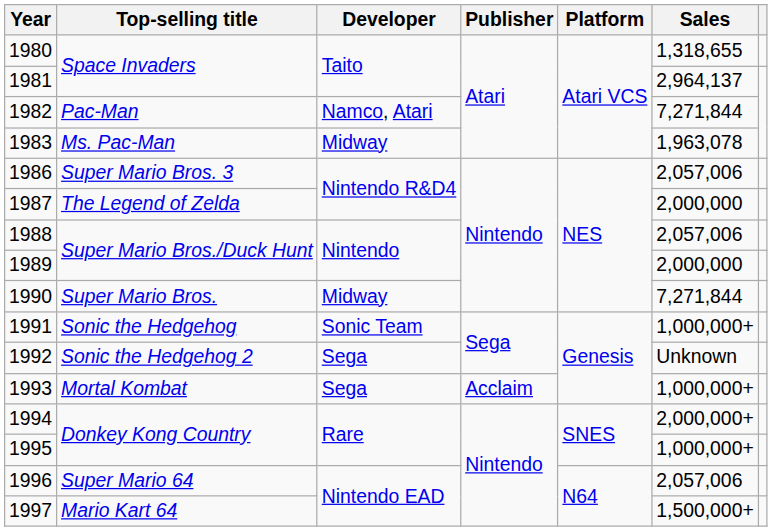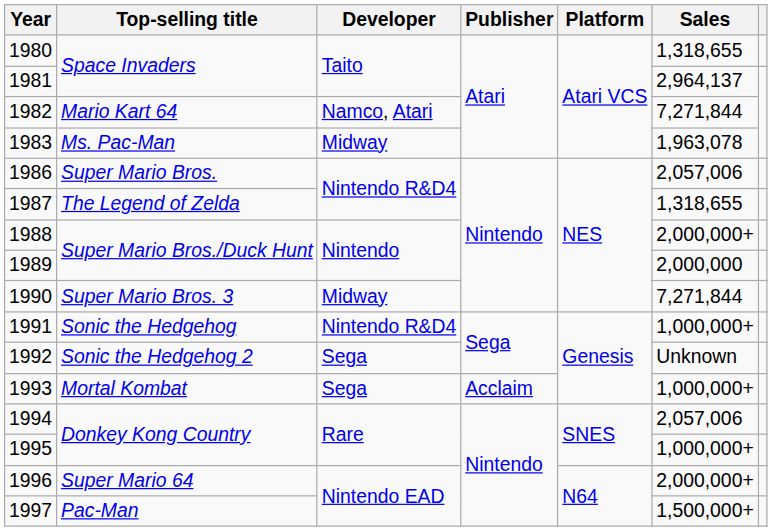(100, 111) Pac-Man -> (119, 111) Mario Kart 64
(147, 173) Super Mario Bros. 3 -> (139, 173) Super Mario Bros.
(699, 204) 2,000,000 -> (699, 204) 1,318,655
(699, 234) 2,057,006 -> (705, 234) 2,000,000+
(139, 296) Super Mario Bros. -> (147, 296) Super Mario Bros. 3
(372, 326) Sonic Team -> (389, 326) Nintendo R&D4
(705, 419) 2,000,000+ -> (699, 419) 2,057,006
(699, 480) 2,057,006 -> (705, 480) 2,000,000+
(119, 511) Mario Kart 64 -> (100, 511) Pac-Man
